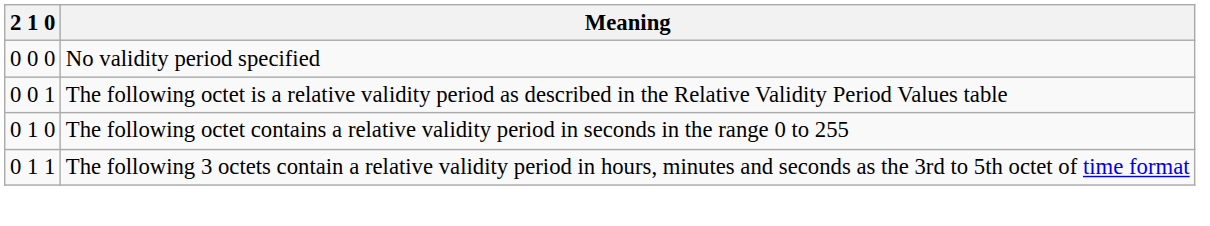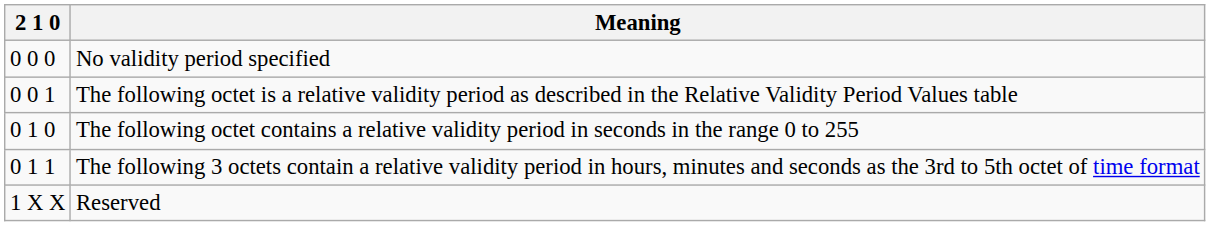+ row: (118, 202)
